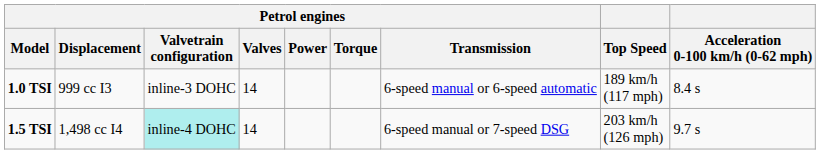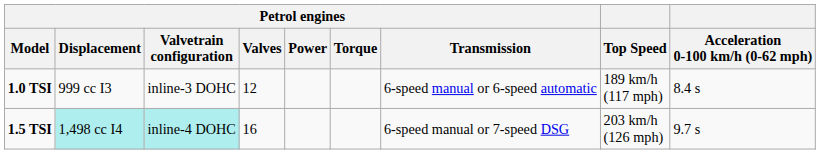(250, 88) 14 -> (250, 88) 12
(90, 129) no background -> (90, 129) paleturquoise background
(250, 129) 14 -> (250, 129) 16
